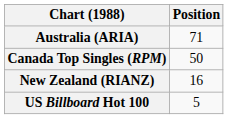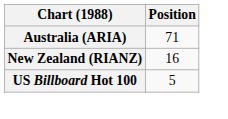- row: (87, 59)
